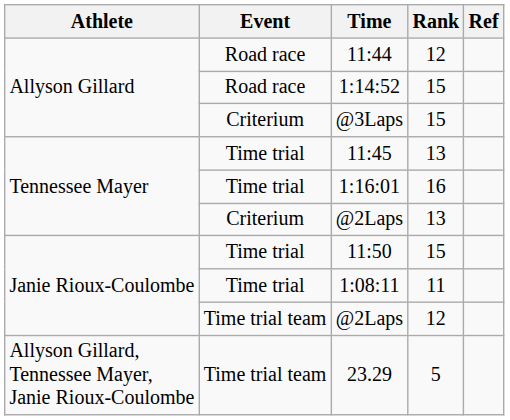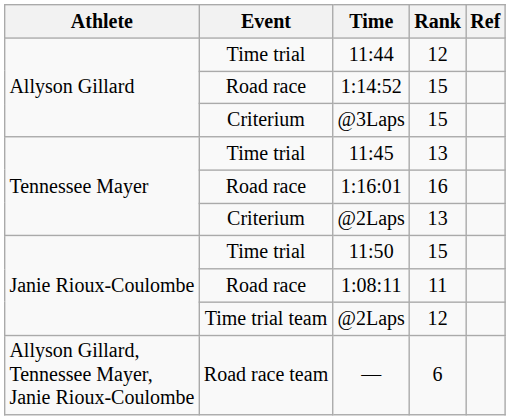(265, 54) Road race -> (266, 54) Time trial
(265, 186) Time trial -> (266, 186) Road race
(265, 285) Time trial -> (266, 285) Road race
- row: (369, 375)
+ row: (371, 375)
